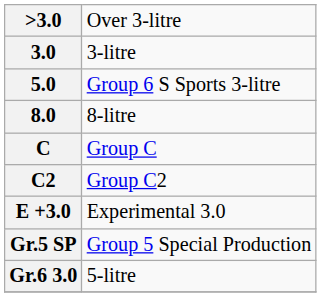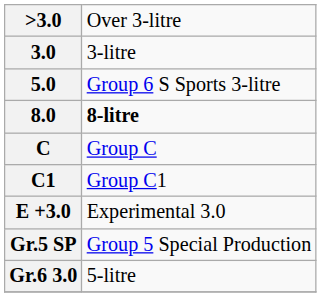(111, 116) normal -> (113, 116) bold
+ row: (43, 180)
- row: (43, 180)
